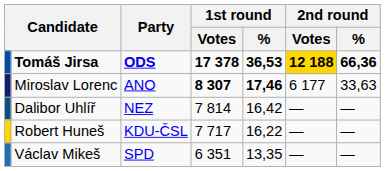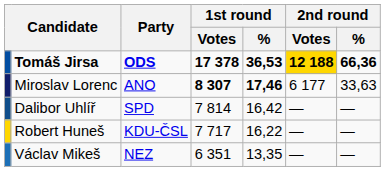(139, 108) NEZ -> (139, 108) SPD
(139, 154) SPD -> (139, 154) NEZ
